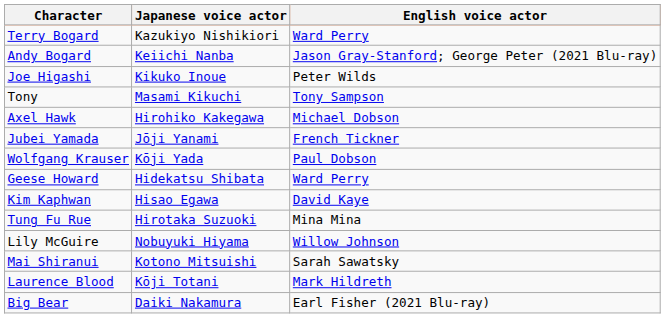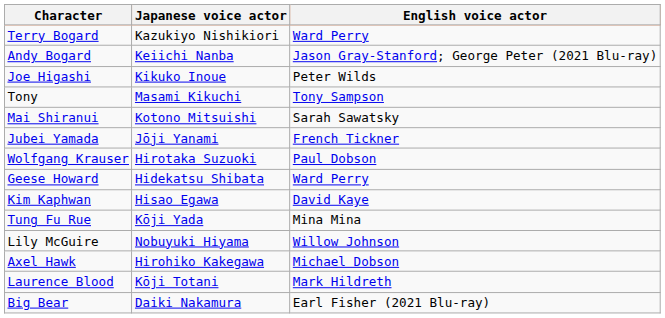rows swapped: (53, 261) <-> (42, 118)
(169, 159) Kōji Yada -> (196, 159) Hirotaka Suzuoki
(196, 220) Hirotaka Suzuoki -> (169, 220) Kōji Yada
